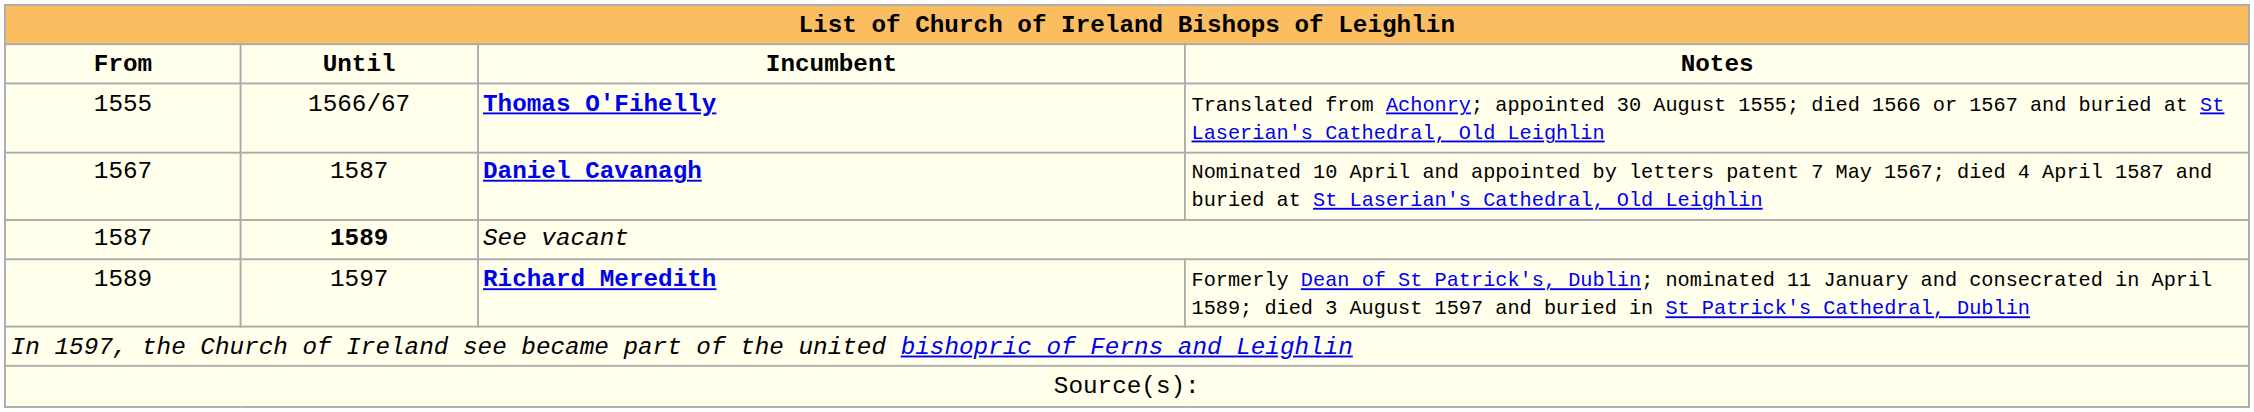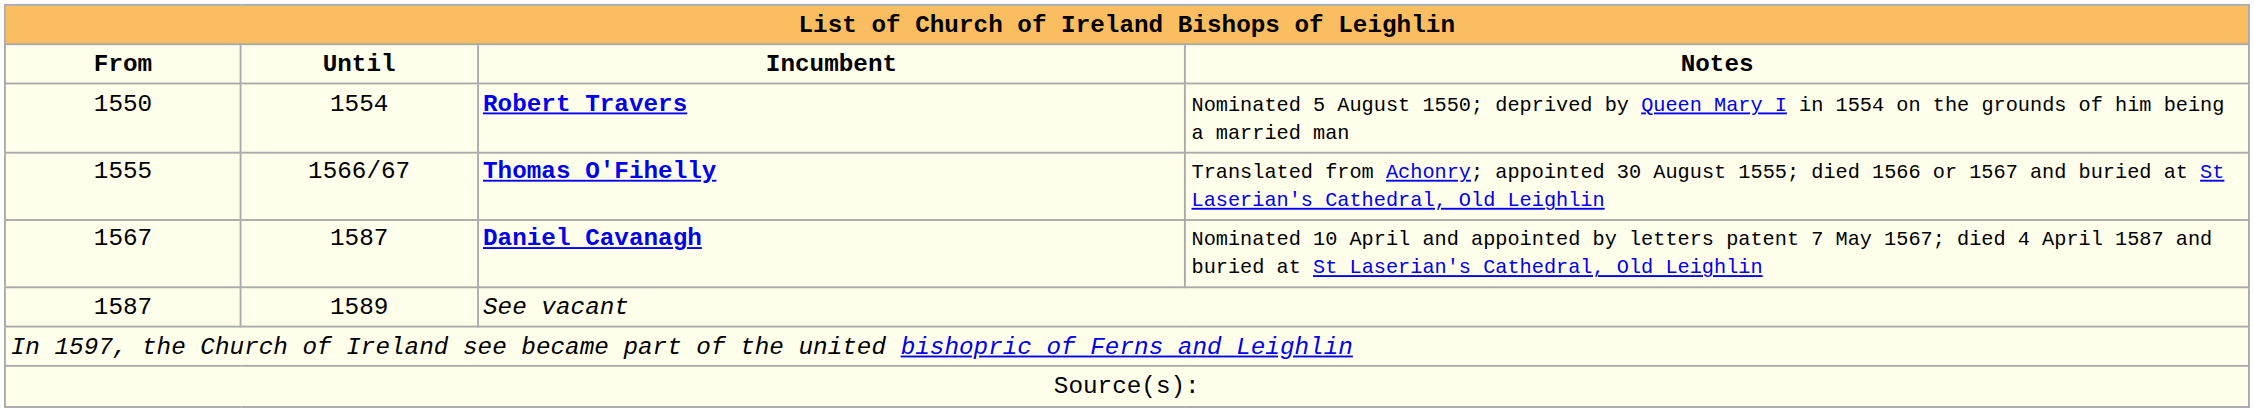+ row: (585, 104)
(359, 239) bold -> (359, 307) normal
- row: (600, 279)
